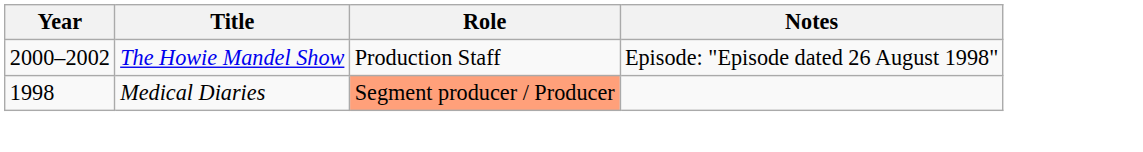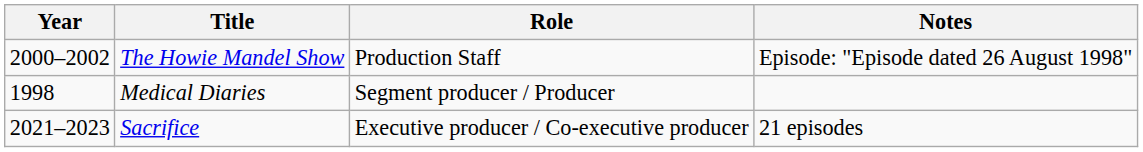(485, 92) lightsalmon background -> (485, 92) no background
+ row: (160, 127)
